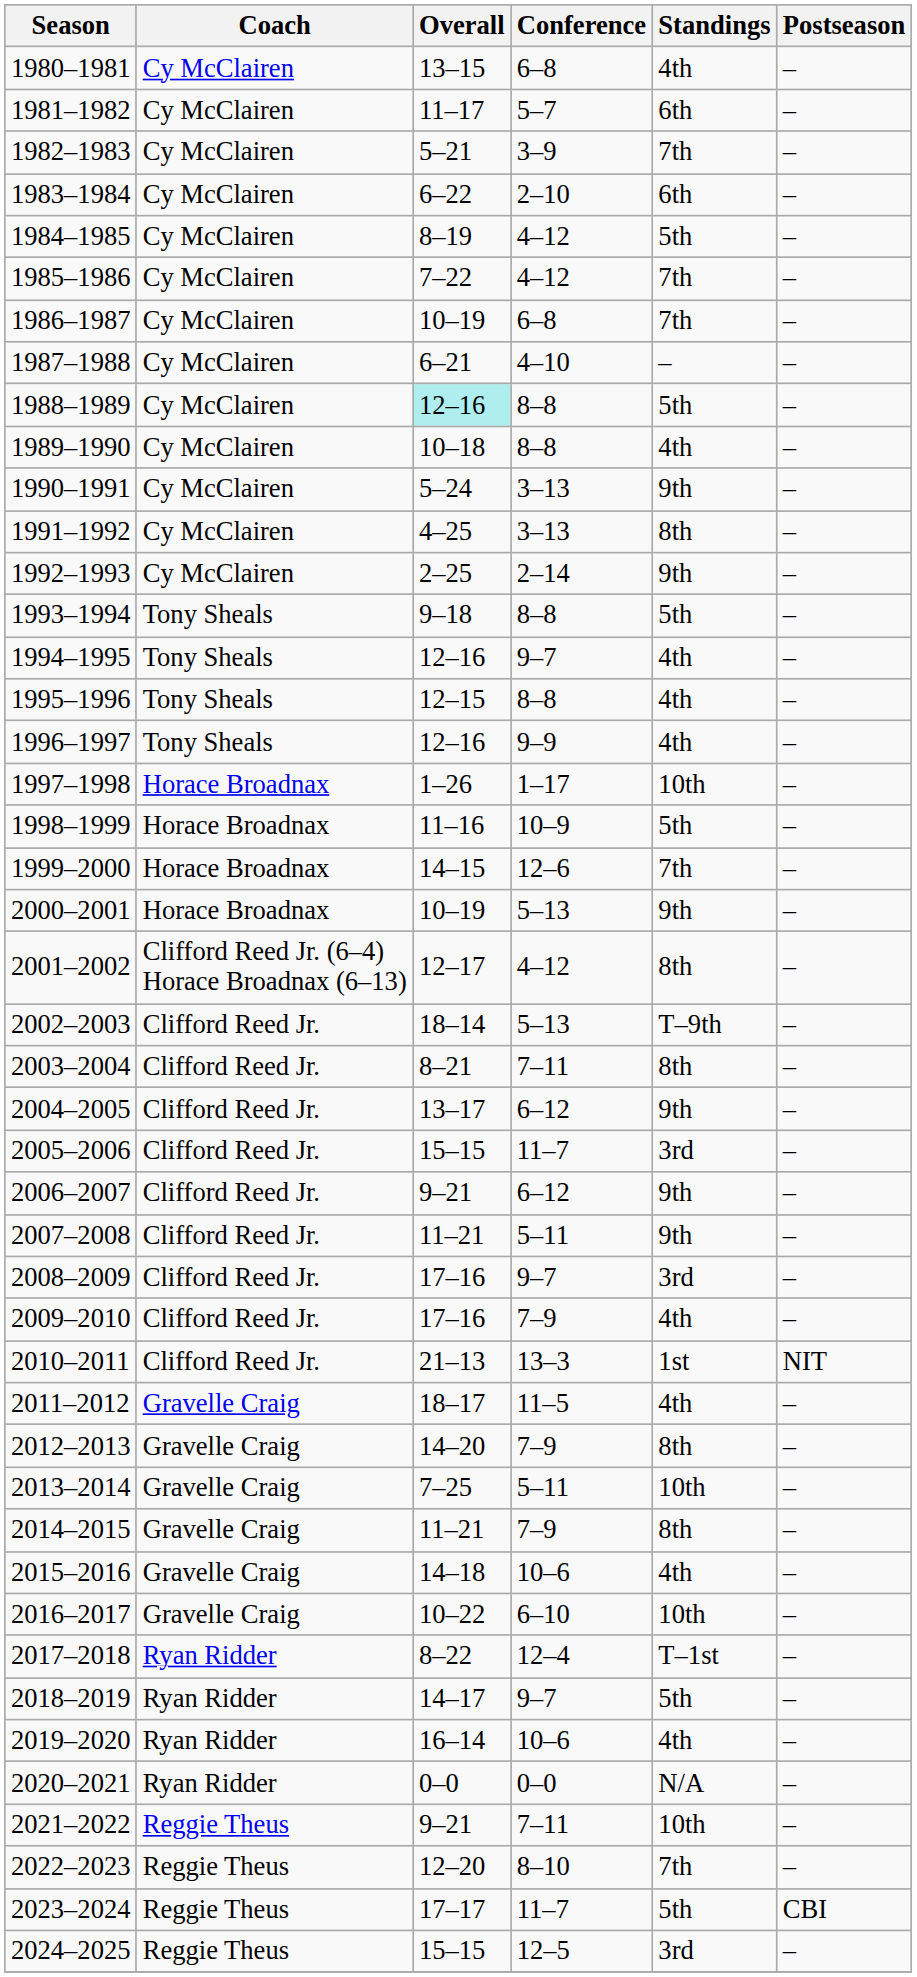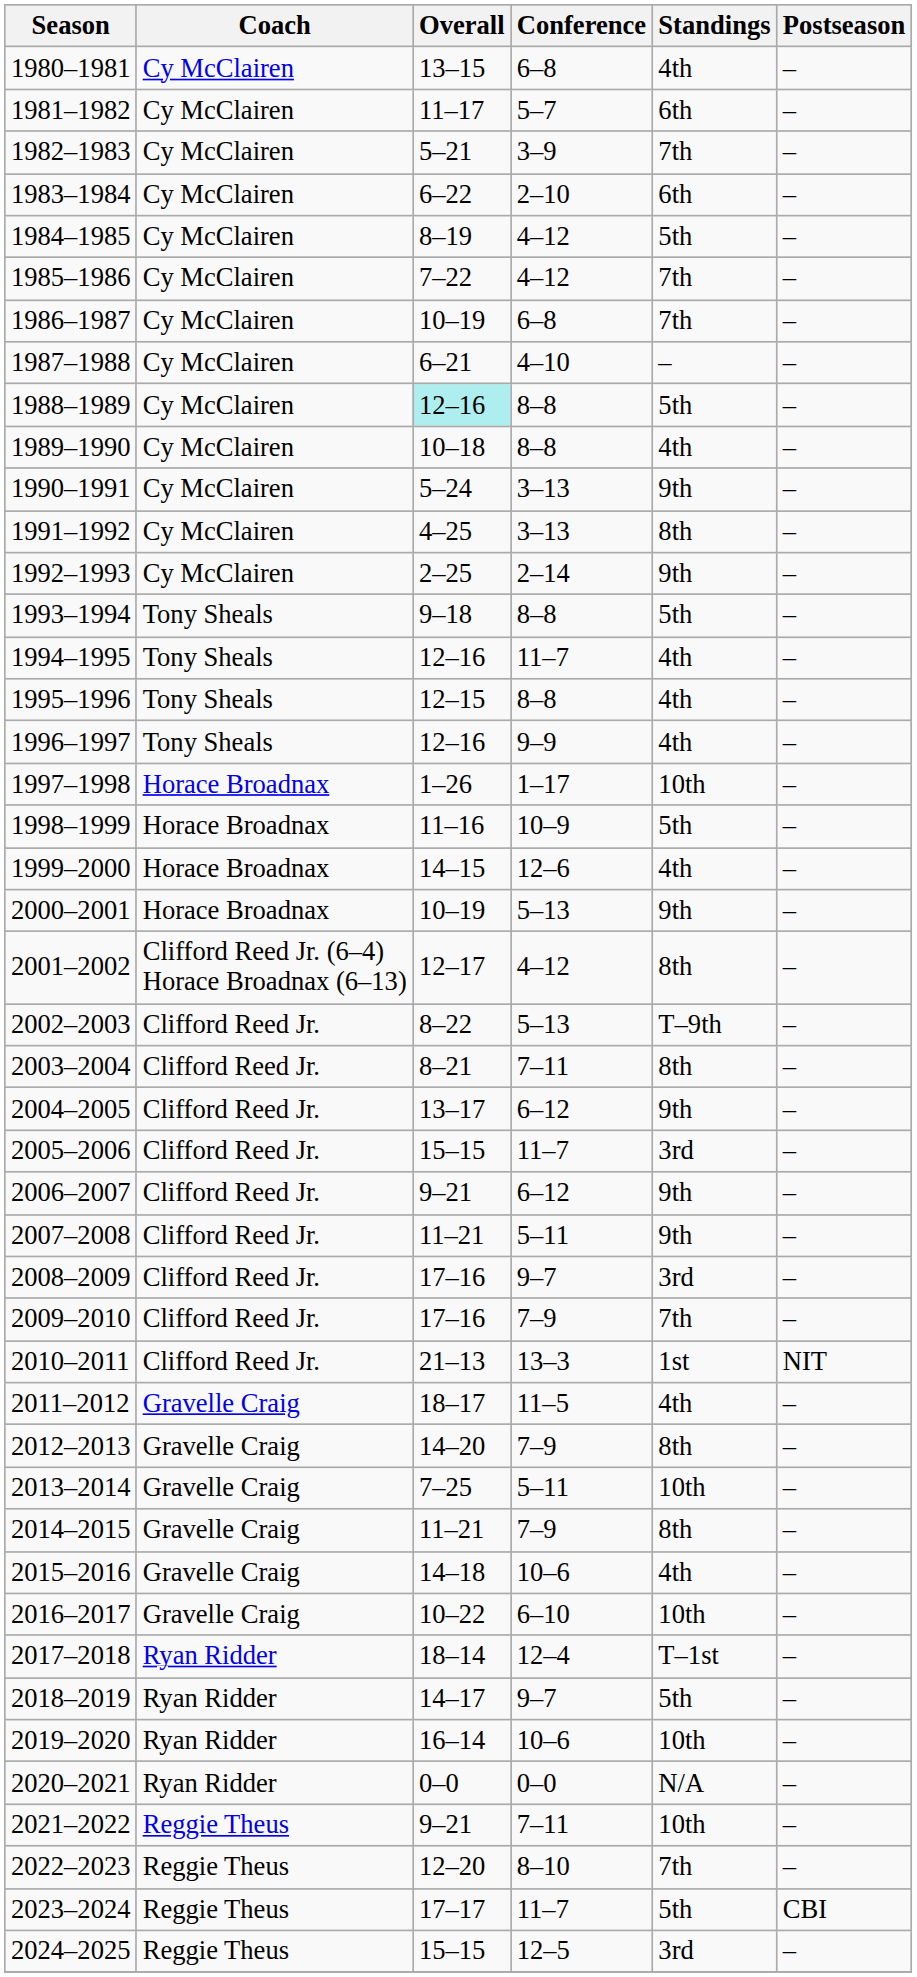(537, 657) 9–7 -> (543, 657) 11–7
(675, 868) 7th -> (675, 868) 4th
(452, 1024) 18–14 -> (446, 1024) 8–22
(675, 1319) 4th -> (675, 1319) 7th
(446, 1656) 8–22 -> (452, 1656) 18–14
(675, 1740) 4th -> (682, 1740) 10th
